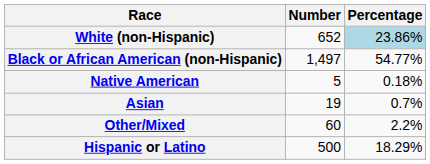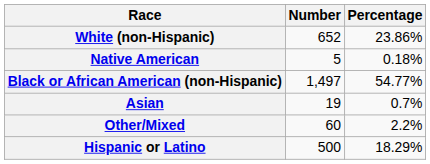(399, 37) lightblue background -> (399, 37) no background
rows swapped: (145, 59) <-> (145, 81)
